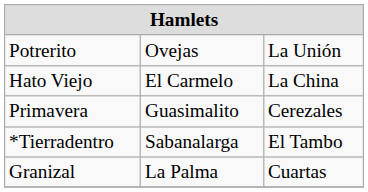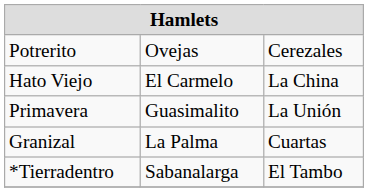(304, 50) La Unión -> (305, 50) Cerezales
(305, 111) Cerezales -> (304, 111) La Unión
rows swapped: (42, 171) <-> (61, 141)
